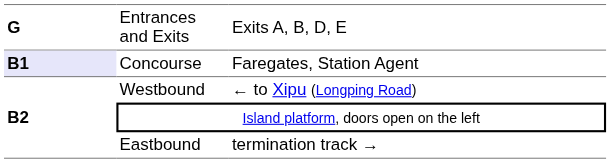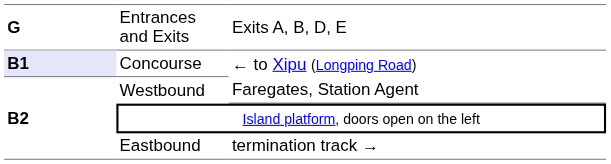(325, 63) Faregates, Station Agent -> (324, 63) ← to Xipu (Longping Road)
(324, 89) ← to Xipu (Longping Road) -> (325, 89) Faregates, Station Agent
